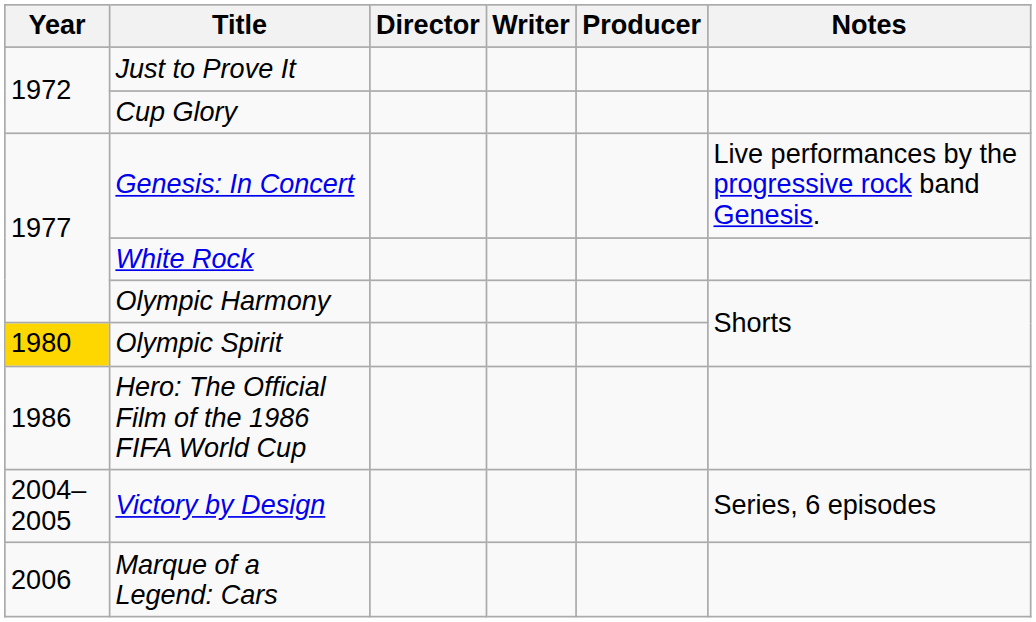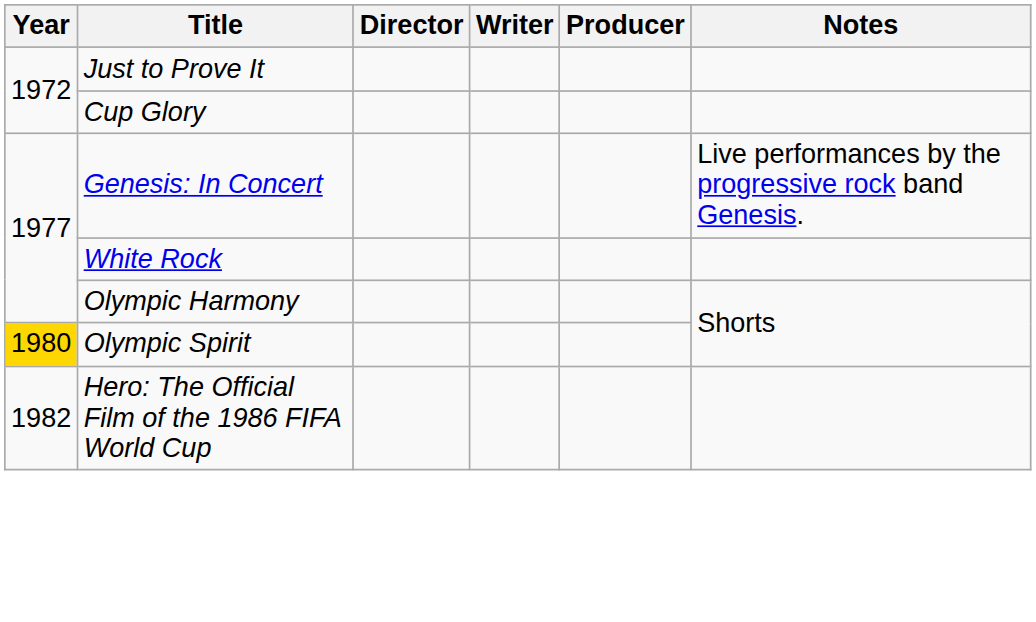(41, 417) 1986 -> (41, 417) 1982
- row: (220, 505)
- row: (197, 579)
